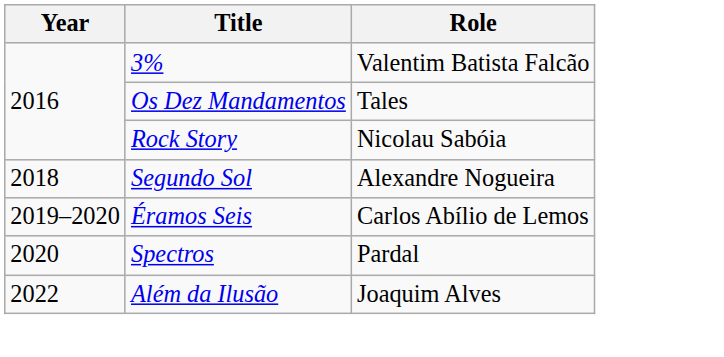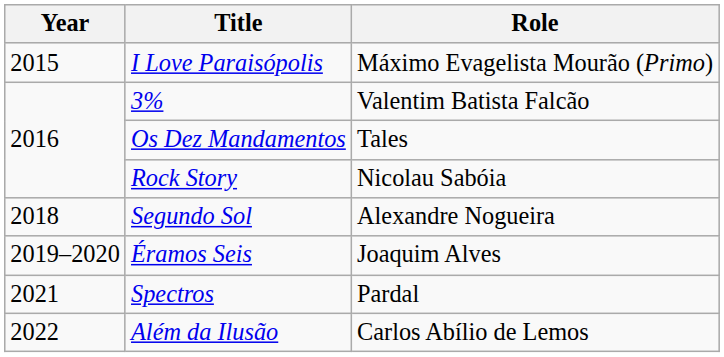+ row: (227, 62)
(473, 216) Carlos Abílio de Lemos -> (429, 255) Joaquim Alves
(35, 255) 2020 -> (35, 293) 2021
(429, 293) Joaquim Alves -> (473, 332) Carlos Abílio de Lemos
